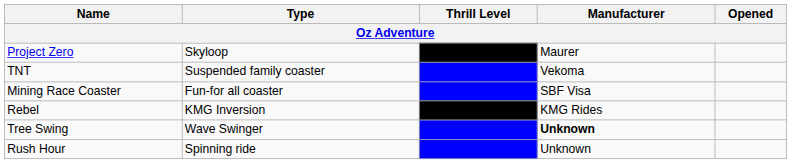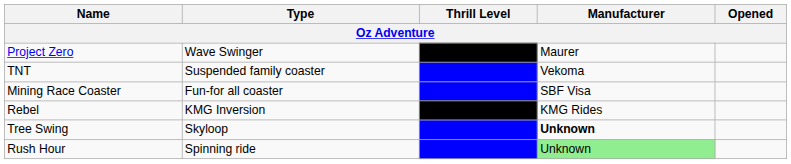(206, 52) Skyloop -> (224, 52) Wave Swinger
(224, 129) Wave Swinger -> (206, 129) Skyloop
(566, 149) no background -> (566, 149) lightgreen background
